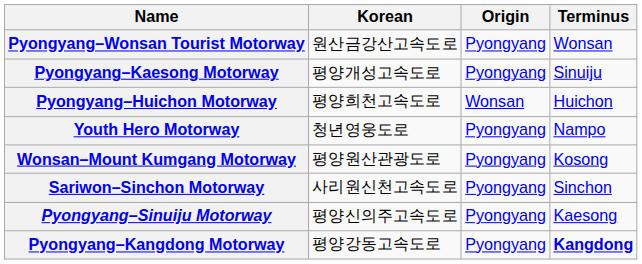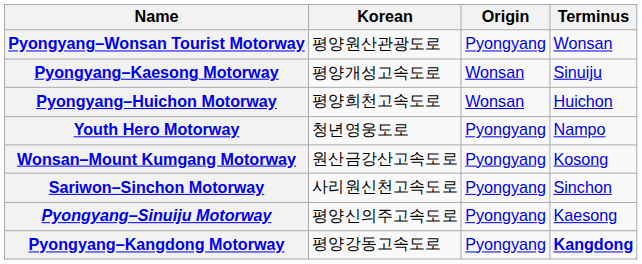(385, 43) 원산금강산고속도로 -> (377, 43) 평양원산관광도로
(506, 73) Pyongyang -> (495, 73) Wonsan
(377, 158) 평양원산관광도로 -> (385, 158) 원산금강산고속도로
